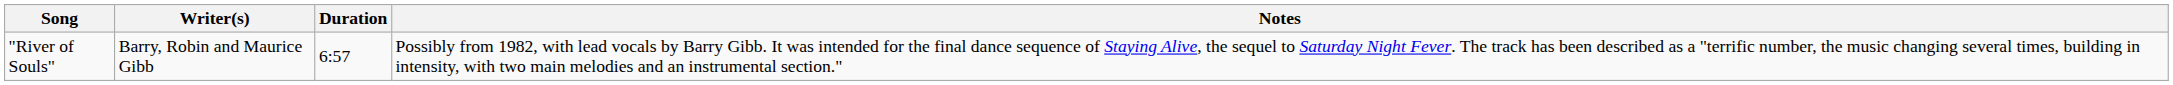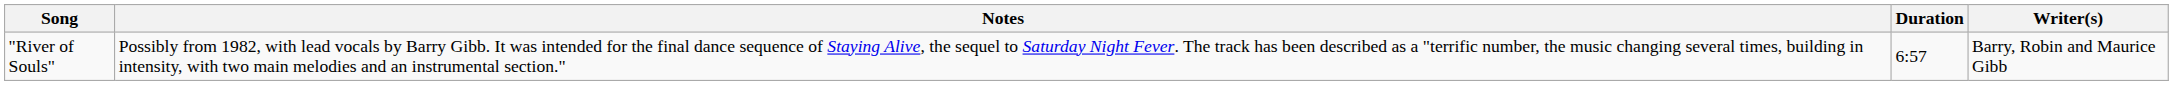columns swapped: (215, 18) <-> (1280, 18)
